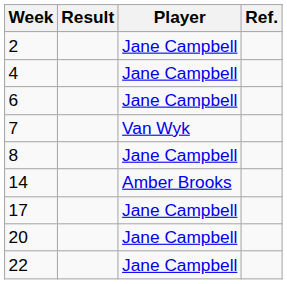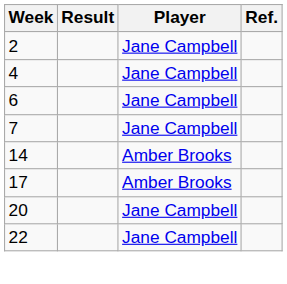(156, 127) Van Wyk -> (180, 127) Jane Campbell
- row: (13, 155)
(180, 210) Jane Campbell -> (177, 182) Amber Brooks
